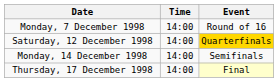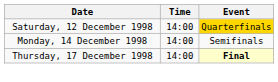- row: (82, 26)
(236, 70) normal -> (236, 56) bold
